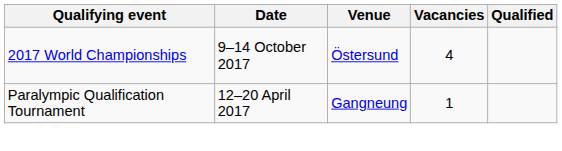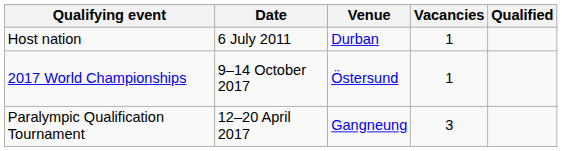+ row: (45, 39)
(449, 55) 4 -> (449, 78) 1
(449, 103) 1 -> (449, 126) 3
